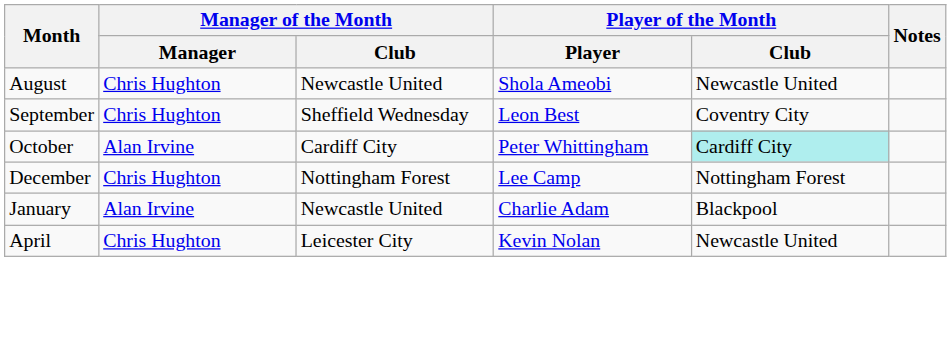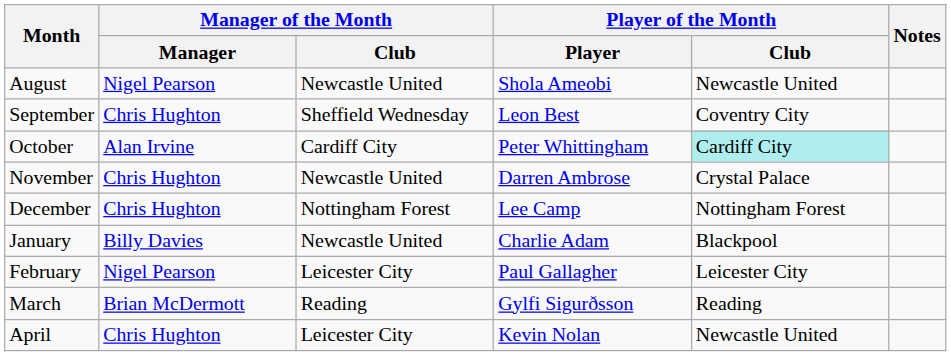(162, 83) Chris Hughton -> (159, 83) Nigel Pearson
+ row: (51, 177)
(149, 209) Alan Irvine -> (153, 240) Billy Davies
+ row: (45, 271)
+ row: (35, 303)
